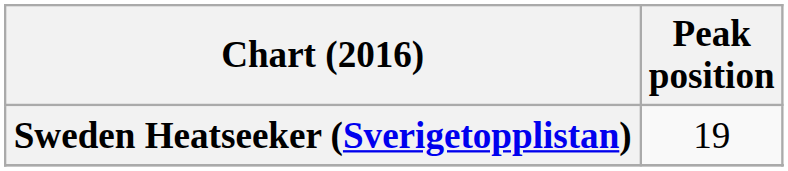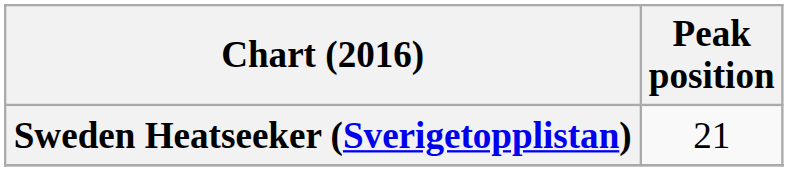(712, 134) 19 -> (712, 134) 21
